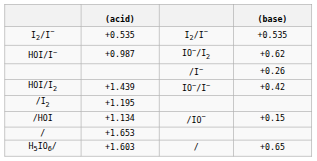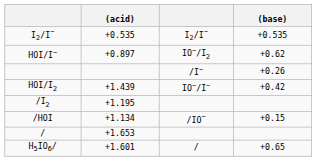(120, 54) +0.987 -> (120, 54) +0.897
(120, 147) +1.603 -> (120, 147) +1.601
